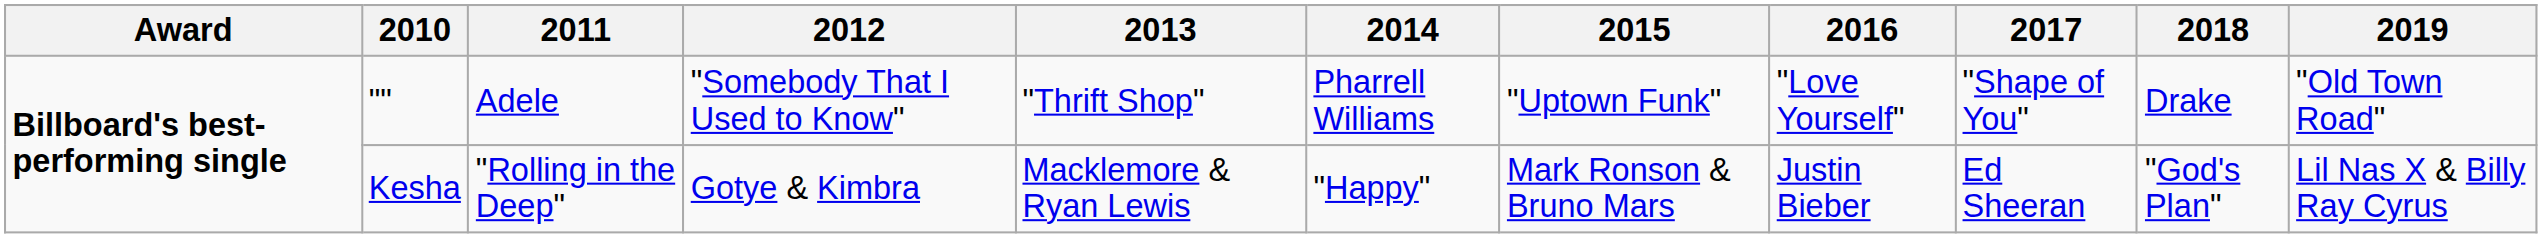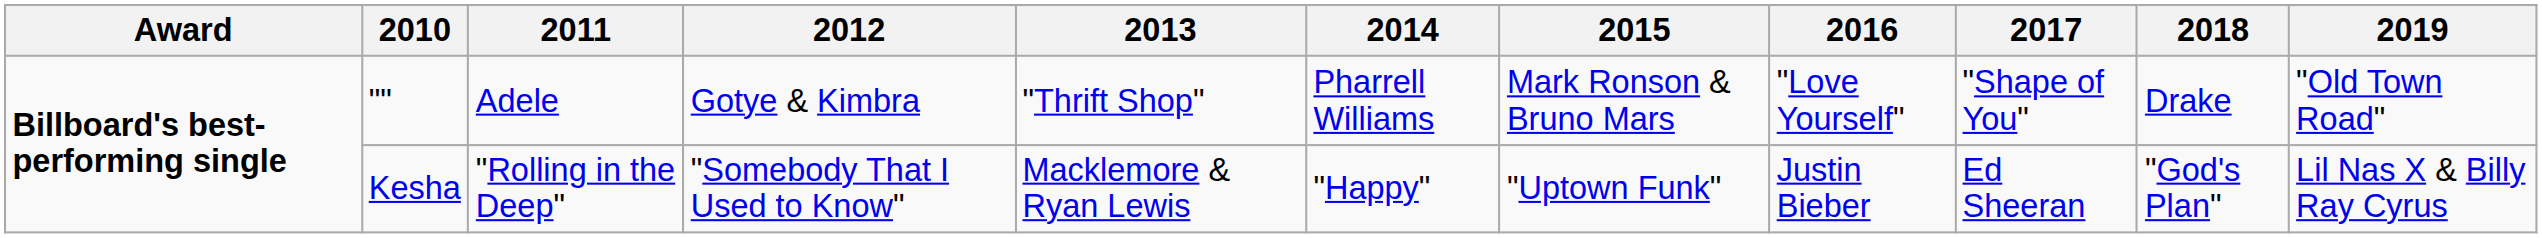(820, 100) "Somebody That I Used to Know" -> (805, 100) Gotye & Kimbra
(1614, 100) "Uptown Funk" -> (1619, 100) Mark Ronson & Bruno Mars
(805, 188) Gotye & Kimbra -> (820, 188) "Somebody That I Used to Know"
(1619, 188) Mark Ronson & Bruno Mars -> (1614, 188) "Uptown Funk"
